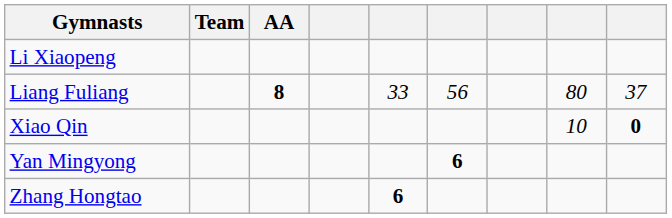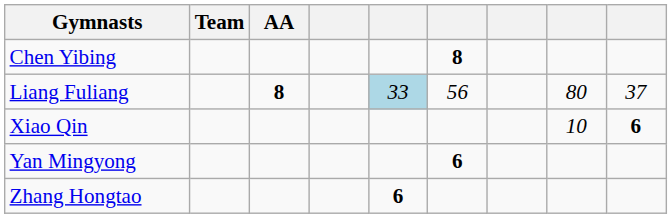+ row: (63, 56)
- row: (63, 56)
(398, 91) no background -> (398, 91) lightblue background
(636, 126) 0 -> (636, 126) 6
